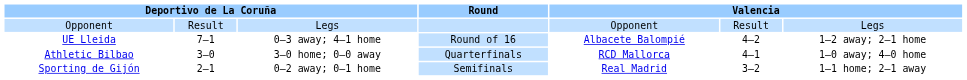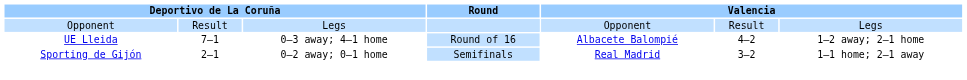- row: (89, 54)
